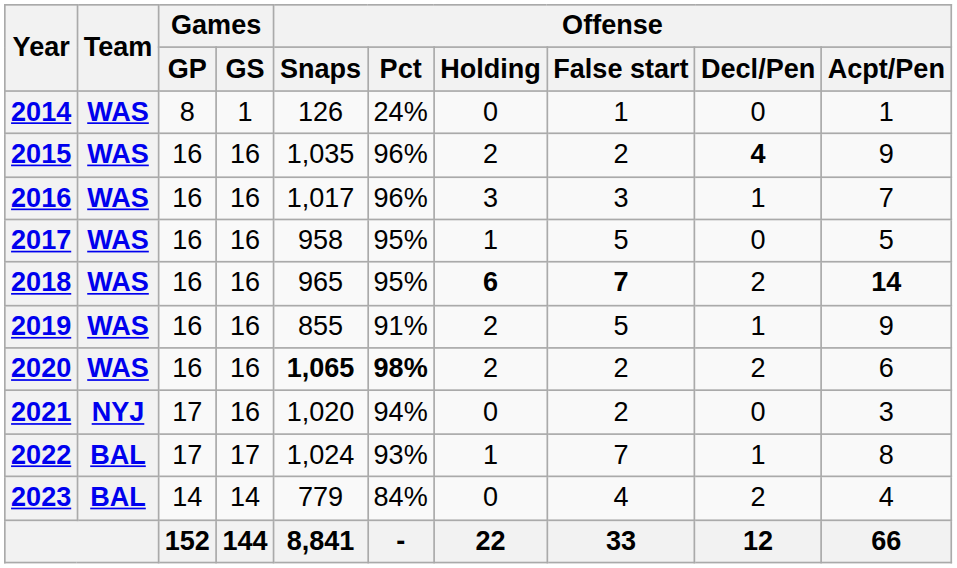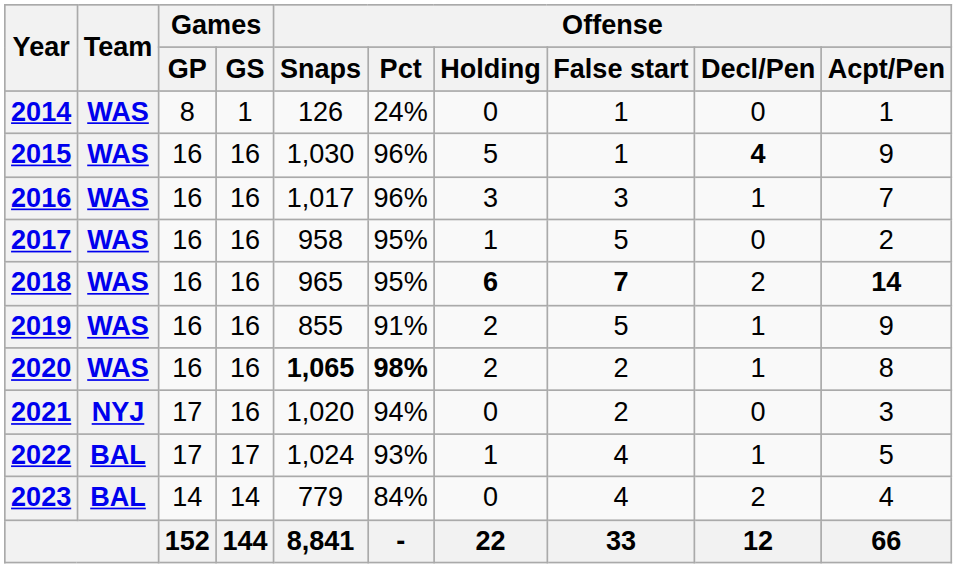(321, 154) 1,035 -> (321, 154) 1,030
(490, 154) 2 -> (490, 154) 5
(621, 154) 2 -> (621, 154) 1
(886, 240) 5 -> (886, 240) 2
(758, 369) 2 -> (758, 369) 1
(886, 369) 6 -> (886, 369) 8
(621, 454) 7 -> (621, 454) 4
(886, 454) 8 -> (886, 454) 5
